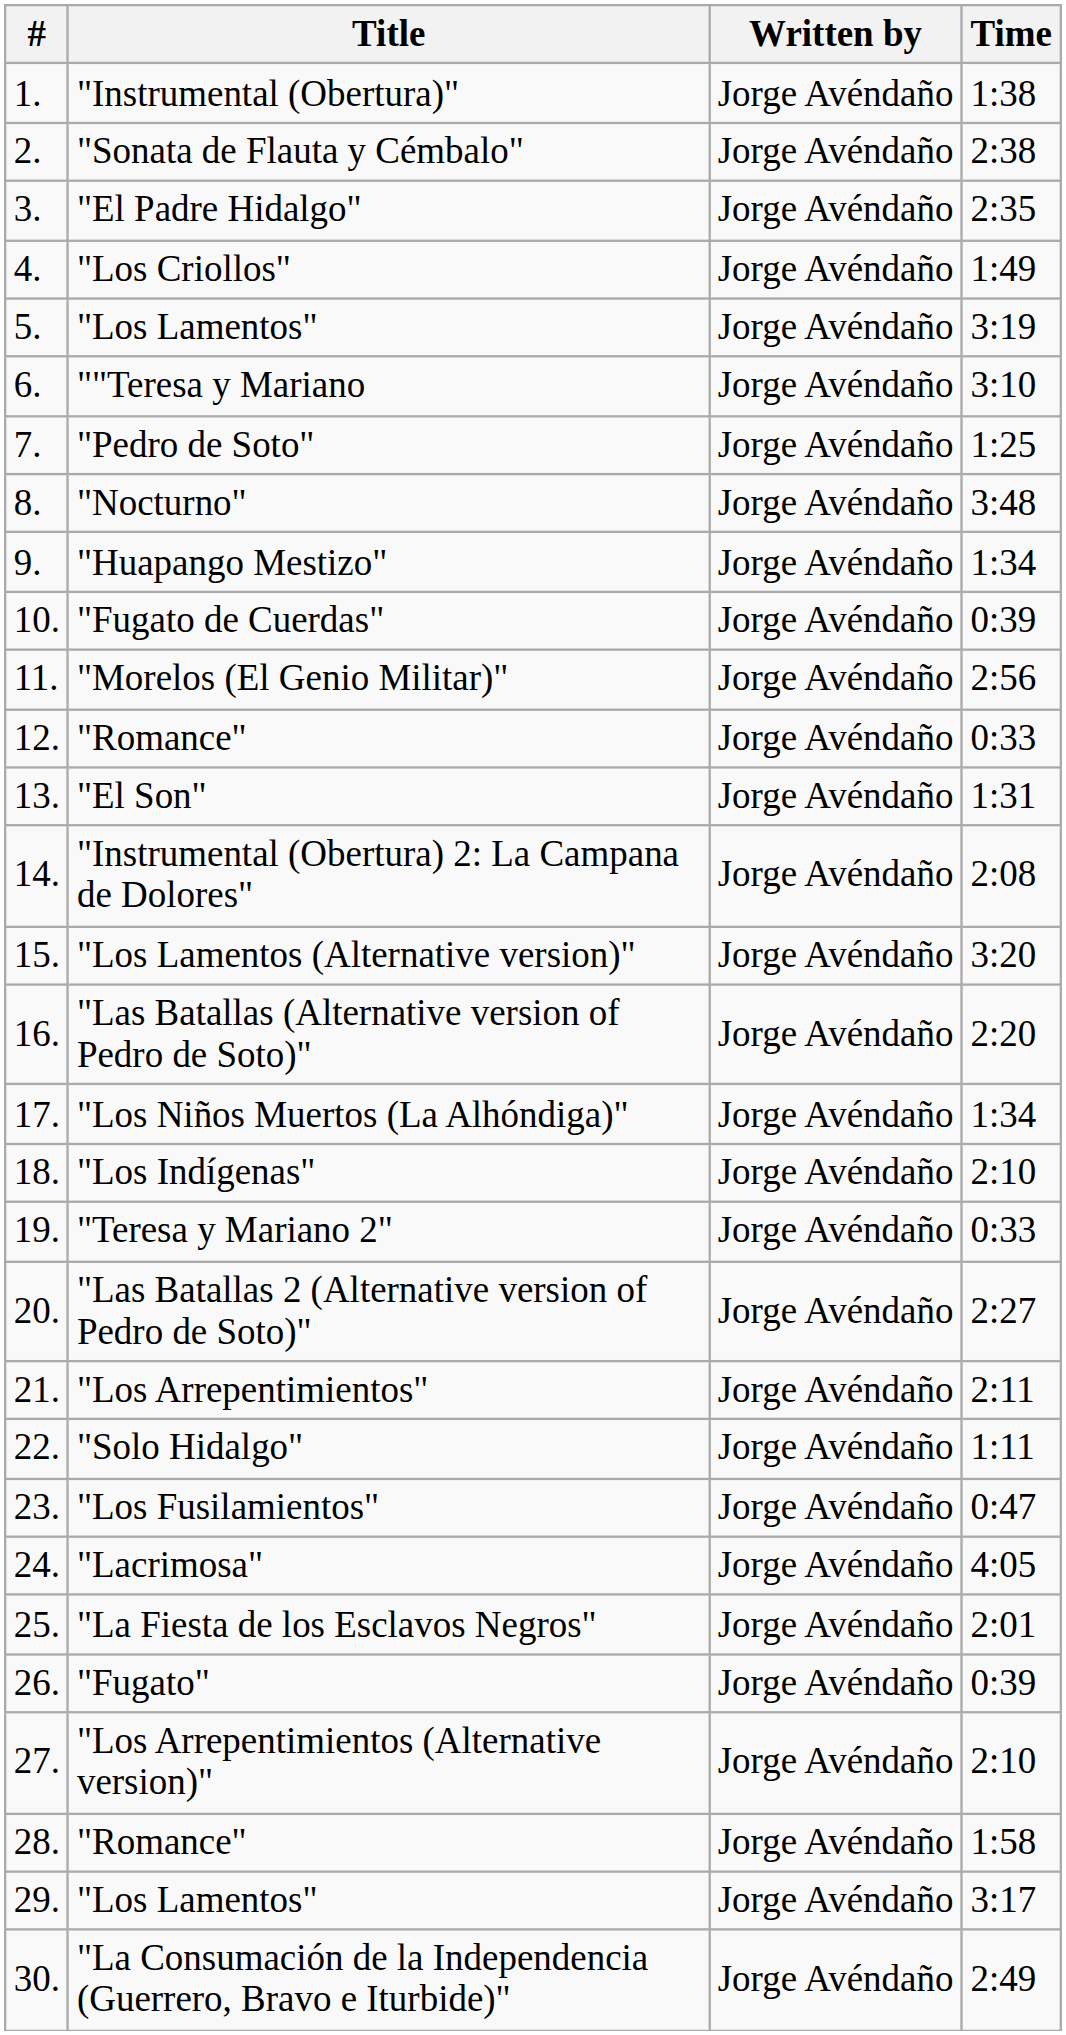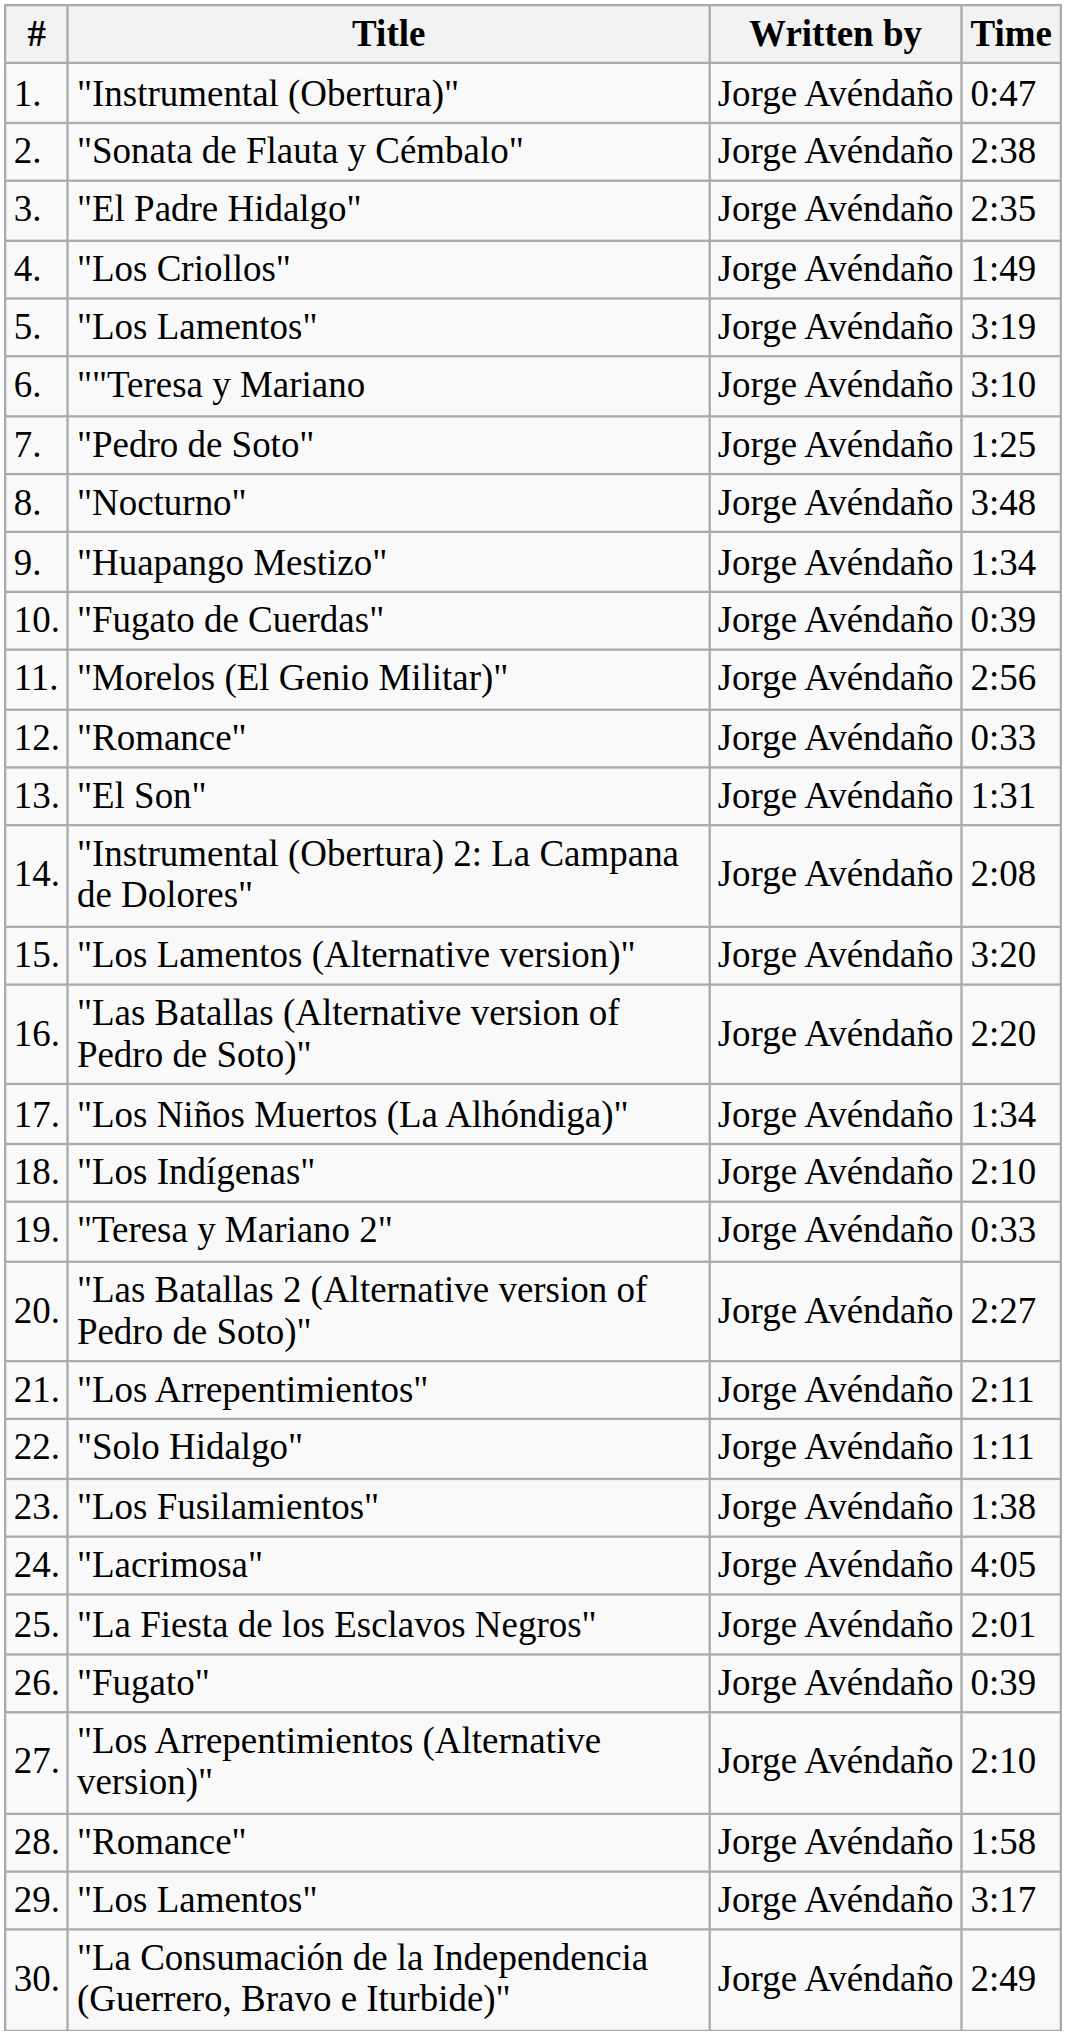(1003, 92) 1:38 -> (1003, 92) 0:47
(1003, 1506) 0:47 -> (1003, 1506) 1:38
